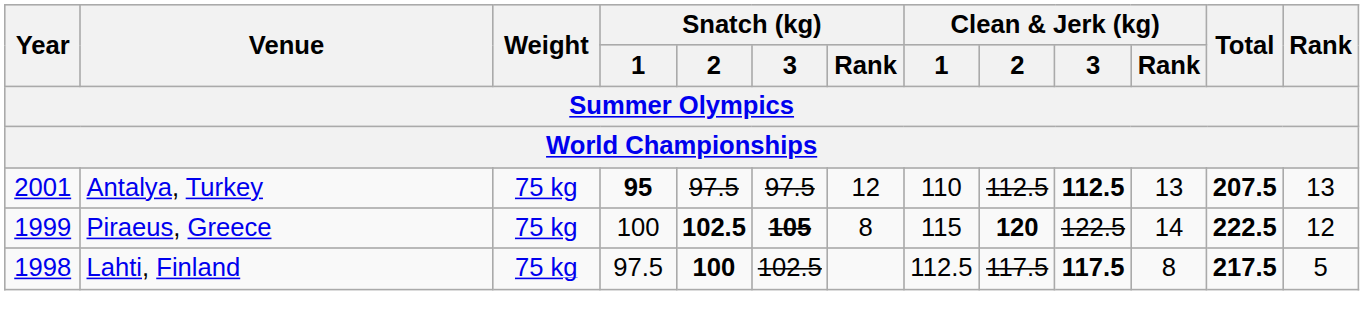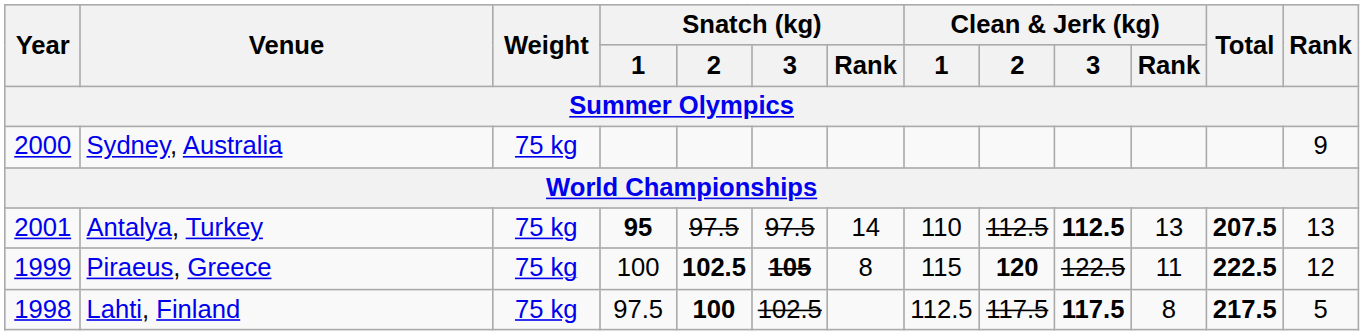+ row: (184, 146)
(866, 187) 12 -> (866, 227) 14
(1169, 227) 14 -> (1169, 268) 11
